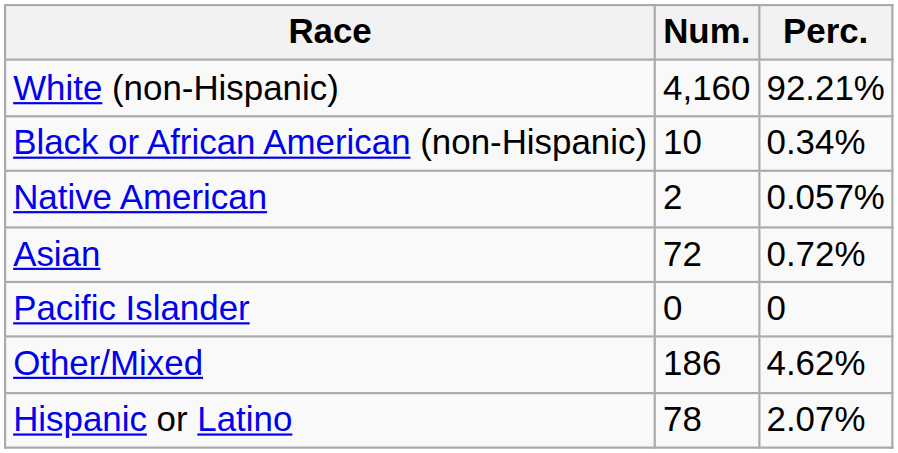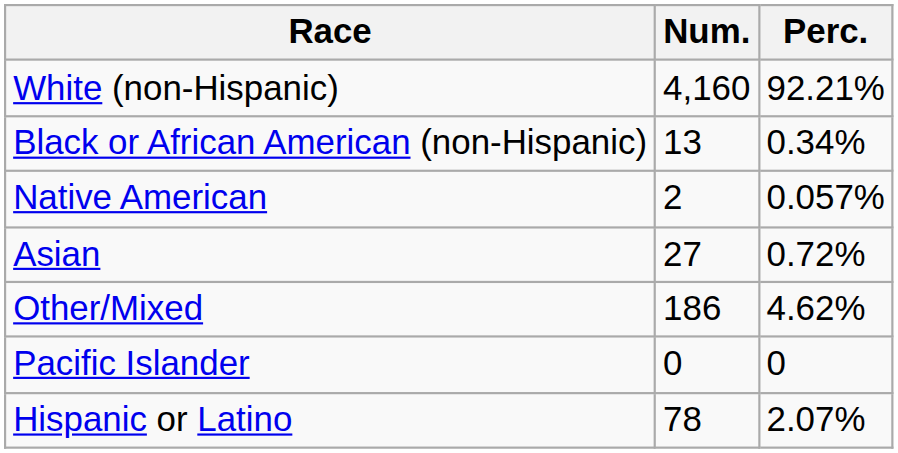(683, 142) 10 -> (683, 142) 13
(683, 253) 72 -> (683, 253) 27
rows swapped: (131, 308) <-> (108, 364)
